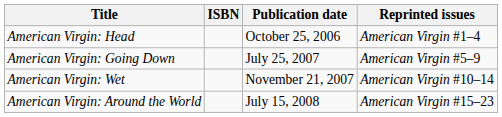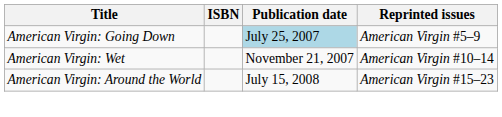- row: (71, 36)
(282, 58) no background -> (282, 36) lightblue background
